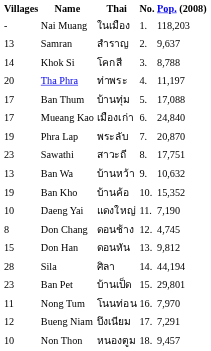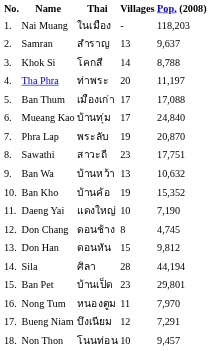columns swapped: (147, 8) <-> (21, 8)
(113, 99) บ้านทุ่ม -> (96, 99) เมืองเก่า
(115, 118) เมืองเก่า -> (94, 118) บ้านทุ่ม
(117, 303) โนนท่อน -> (97, 303) หนองตูม
(116, 341) หนองตูม -> (97, 341) โนนท่อน
